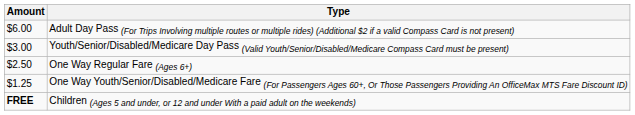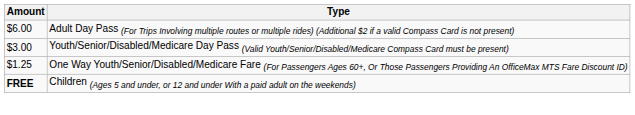- row: (121, 65)
